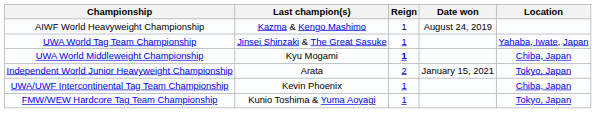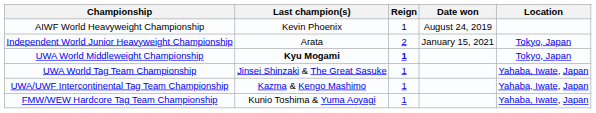(312, 26) Kazma & Kengo Mashimo -> (312, 26) Kevin Phoenix
rows swapped: (120, 71) <-> (120, 41)
(312, 56) normal -> (312, 56) bold
(544, 56) Chiba, Japan -> (544, 56) Tokyo, Japan
(312, 85) Kevin Phoenix -> (312, 85) Kazma & Kengo Mashimo
(544, 85) Chiba, Japan -> (544, 85) Yahaba, Iwate, Japan
(544, 100) Tokyo, Japan -> (544, 100) Yahaba, Iwate, Japan
